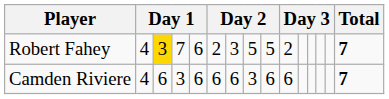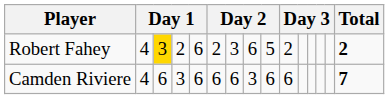(180, 49) 7 -> (180, 49) 2
(252, 49) 5 -> (252, 49) 6
(343, 49) 7 -> (343, 49) 2
